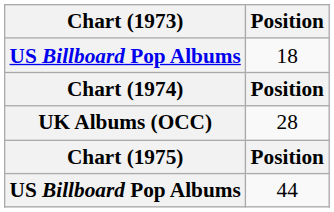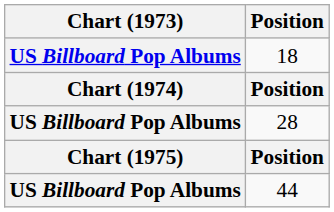(125, 122) UK Albums (OCC) -> (125, 122) US Billboard Pop Albums
